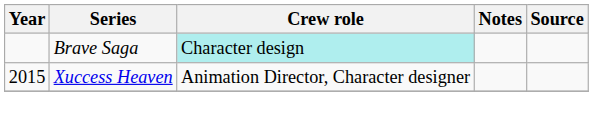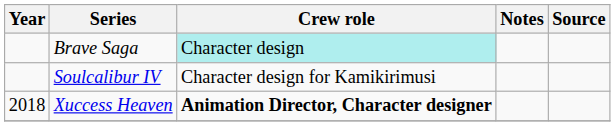+ row: (107, 76)
(27, 76) 2015 -> (27, 105) 2018
(326, 76) normal -> (336, 105) bold
